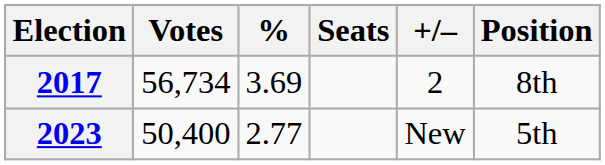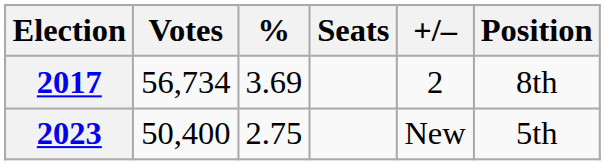(274, 133) 2.77 -> (274, 133) 2.75
